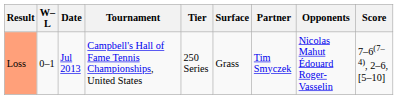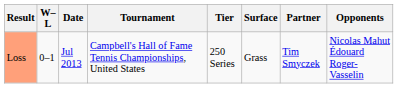- column: (374, 18)
